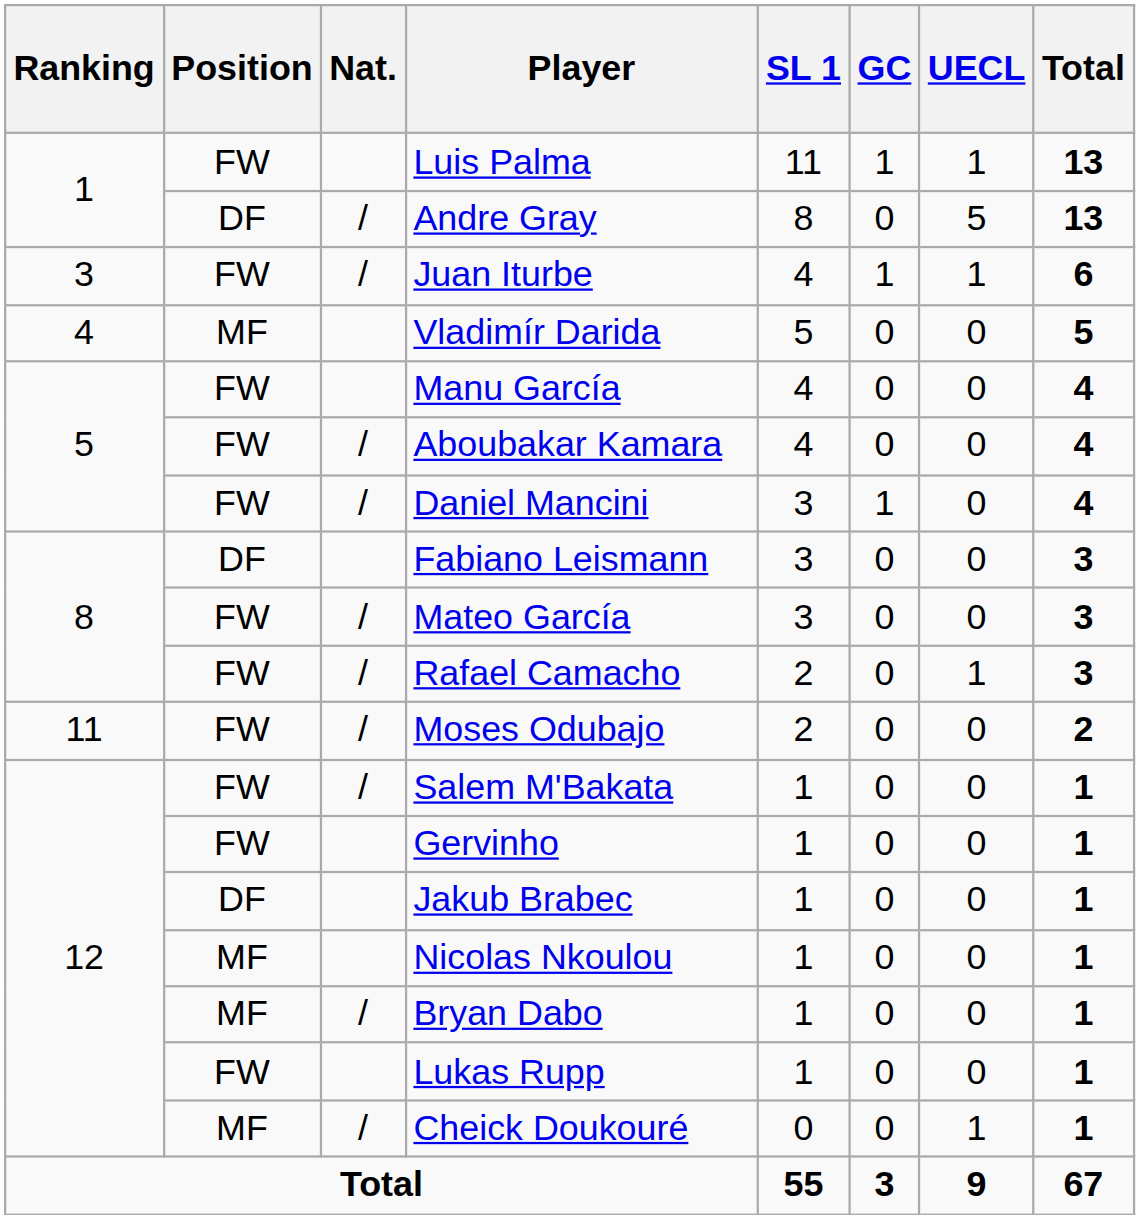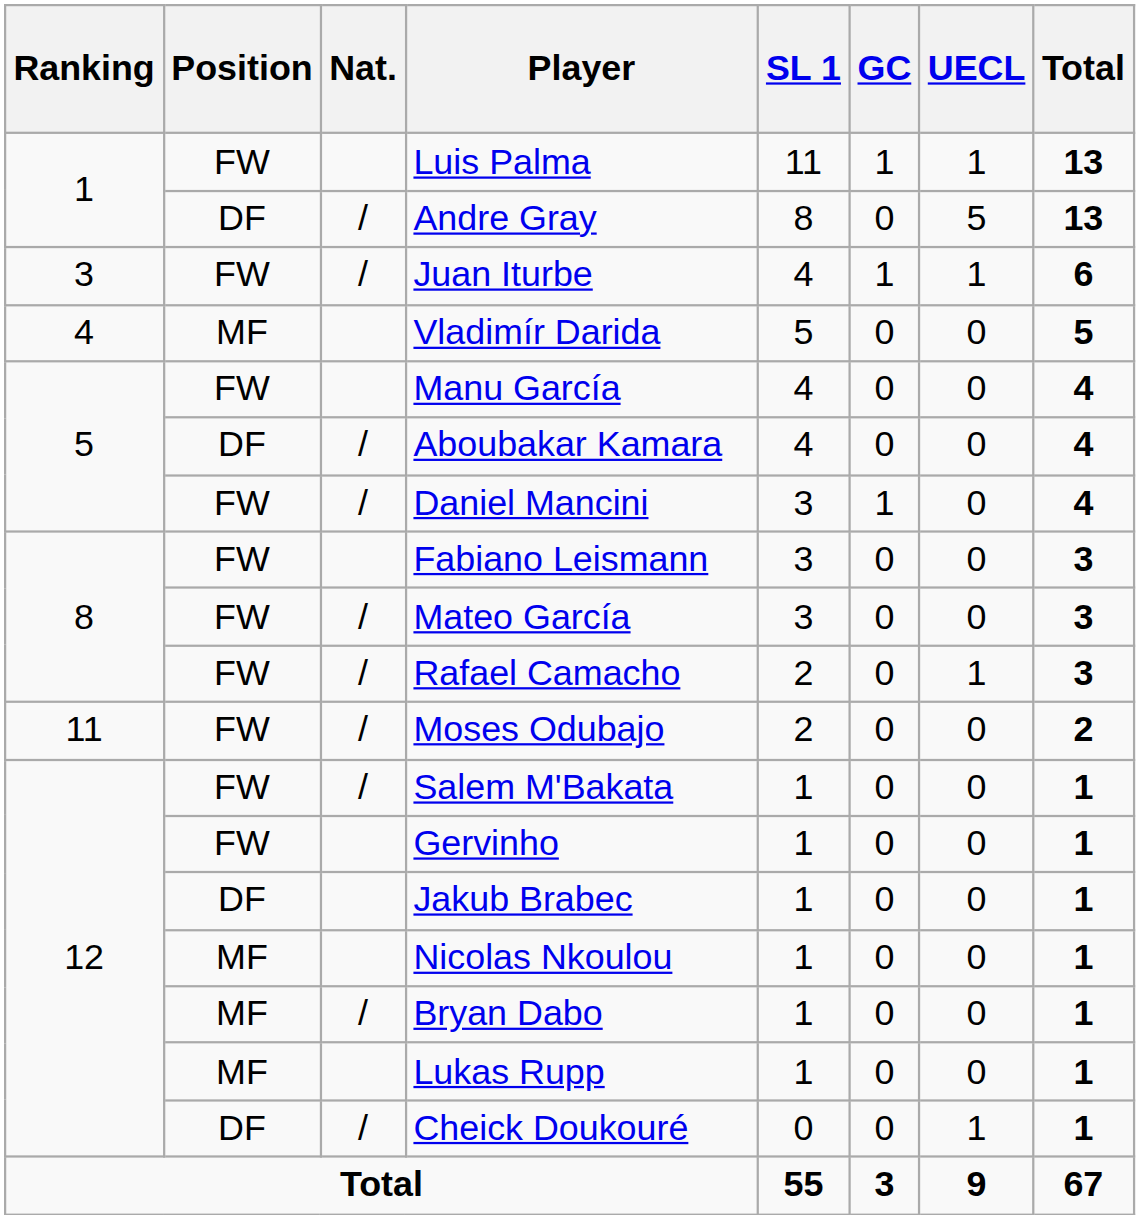(242, 445) FW -> (242, 445) DF
(242, 559) DF -> (242, 559) FW
(242, 1070) FW -> (242, 1070) MF
(242, 1127) MF -> (242, 1127) DF
